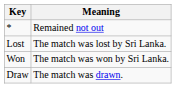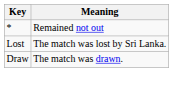- row: (16, 59)
